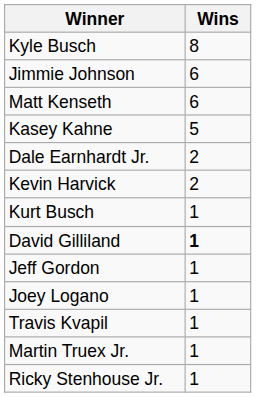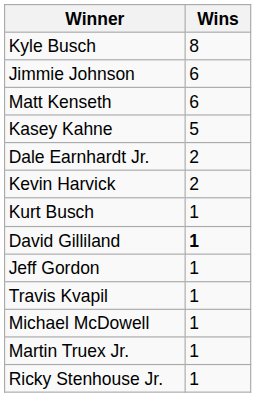- row: (59, 295)
+ row: (79, 323)
